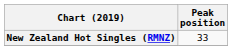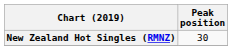(203, 38) 33 -> (203, 38) 30
